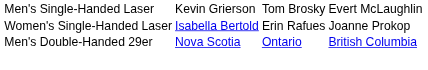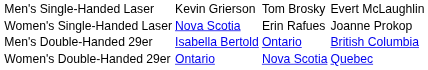(217, 25) Isabella Bertold -> (208, 25) Nova Scotia
(208, 42) Nova Scotia -> (217, 42) Isabella Bertold
+ row: (87, 59)
